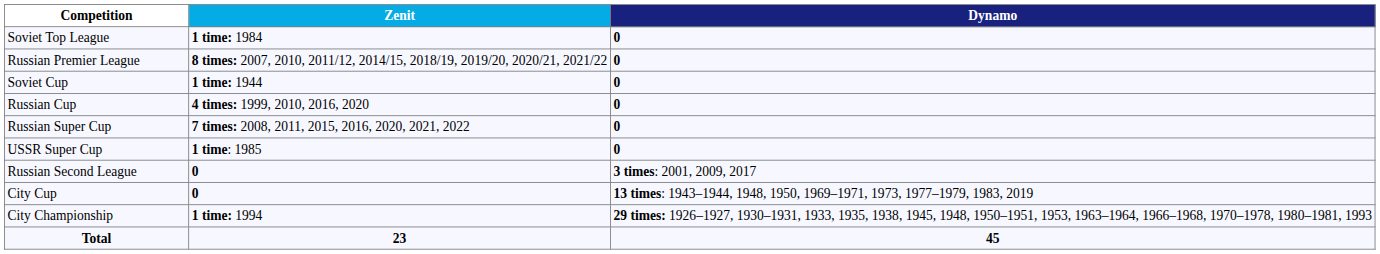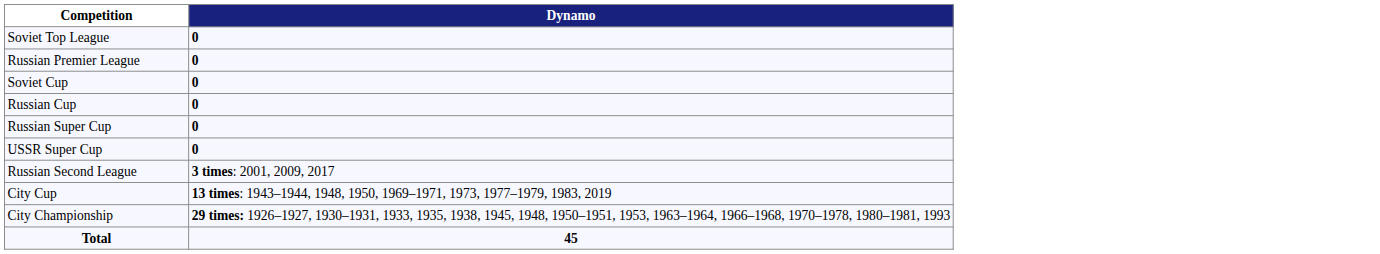- column: (400, 15)
